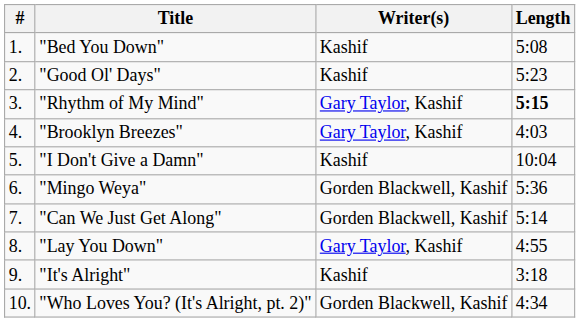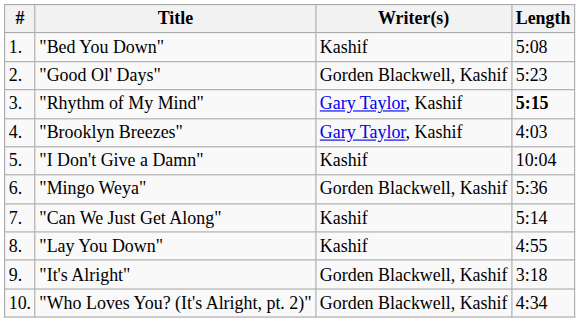(344, 75) Kashif -> (414, 75) Gorden Blackwell, Kashif
(414, 217) Gorden Blackwell, Kashif -> (344, 217) Kashif
(391, 246) Gary Taylor, Kashif -> (344, 246) Kashif
(344, 274) Kashif -> (414, 274) Gorden Blackwell, Kashif
